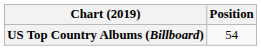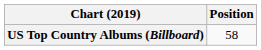(232, 34) 54 -> (232, 34) 58
